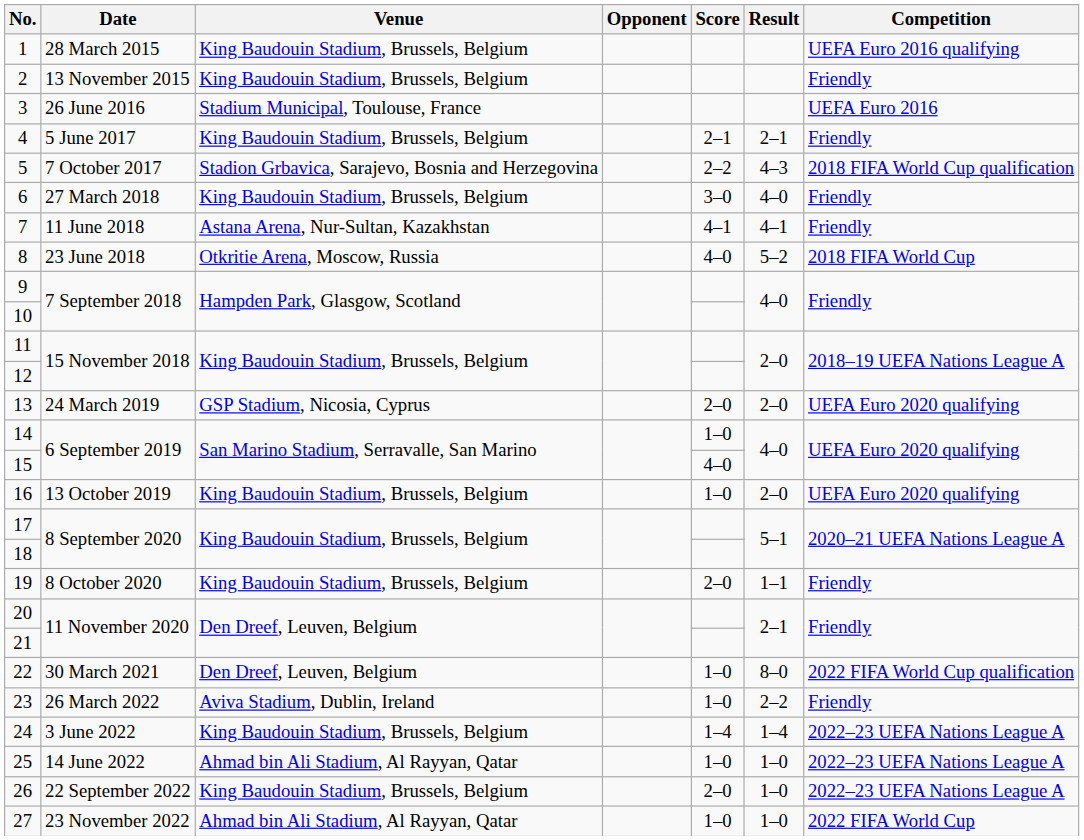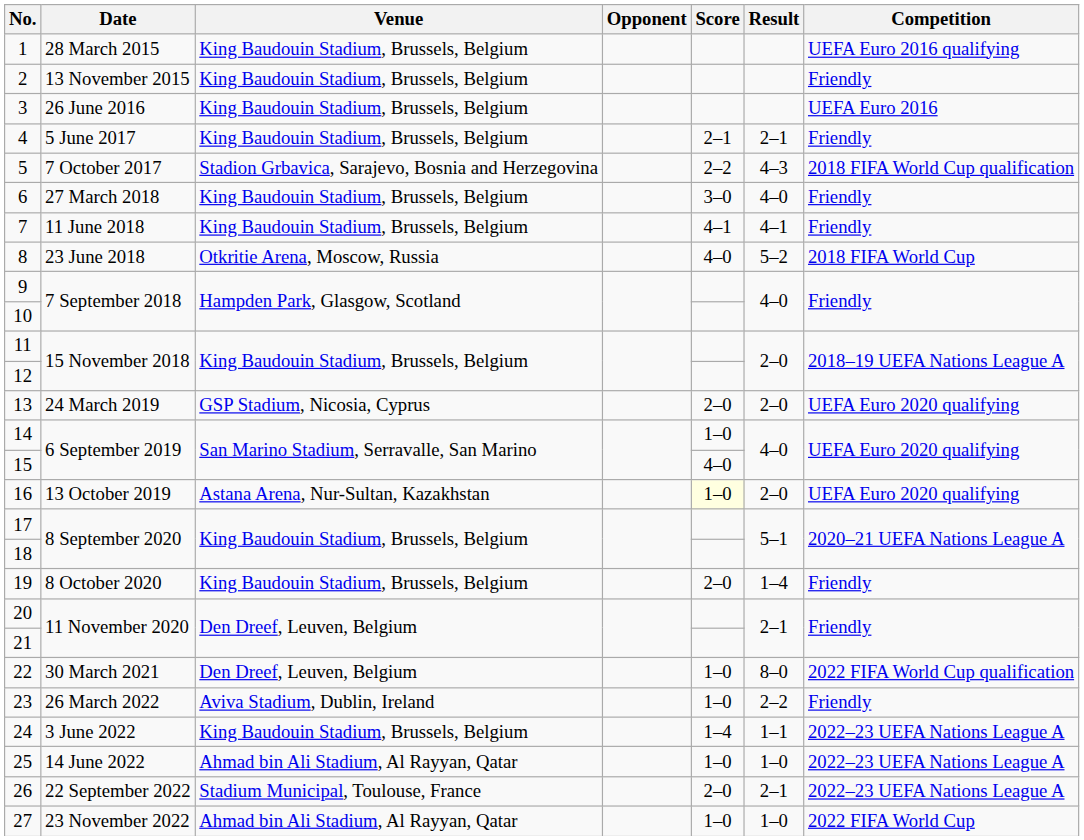(340, 108) Stadium Municipal, Toulouse, France -> (364, 108) King Baudouin Stadium, Brussels, Belgium
(344, 227) Astana Arena, Nur-Sultan, Kazakhstan -> (364, 227) King Baudouin Stadium, Brussels, Belgium
(364, 494) King Baudouin Stadium, Brussels, Belgium -> (344, 494) Astana Arena, Nur-Sultan, Kazakhstan
(718, 494) no background -> (718, 494) lightyellow background
(774, 583) 1–1 -> (774, 583) 1–4
(774, 731) 1–4 -> (774, 731) 1–1
(364, 791) King Baudouin Stadium, Brussels, Belgium -> (340, 791) Stadium Municipal, Toulouse, France
(774, 791) 1–0 -> (774, 791) 2–1
